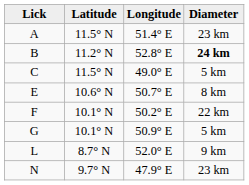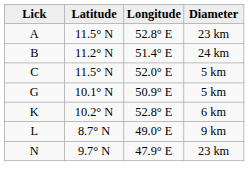(154, 33) 51.4° E -> (154, 33) 52.8° E
(154, 53) 52.8° E -> (154, 53) 51.4° E
(214, 53) bold -> (214, 53) normal
(154, 72) 49.0° E -> (154, 72) 52.0° E
- row: (34, 92)
- row: (34, 111)
+ row: (34, 111)
(154, 151) 52.0° E -> (154, 131) 49.0° E
